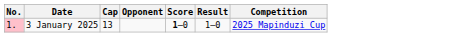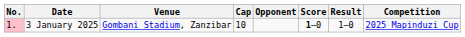+ column: (167, 11)
(108, 25) 13 -> (241, 25) 10
